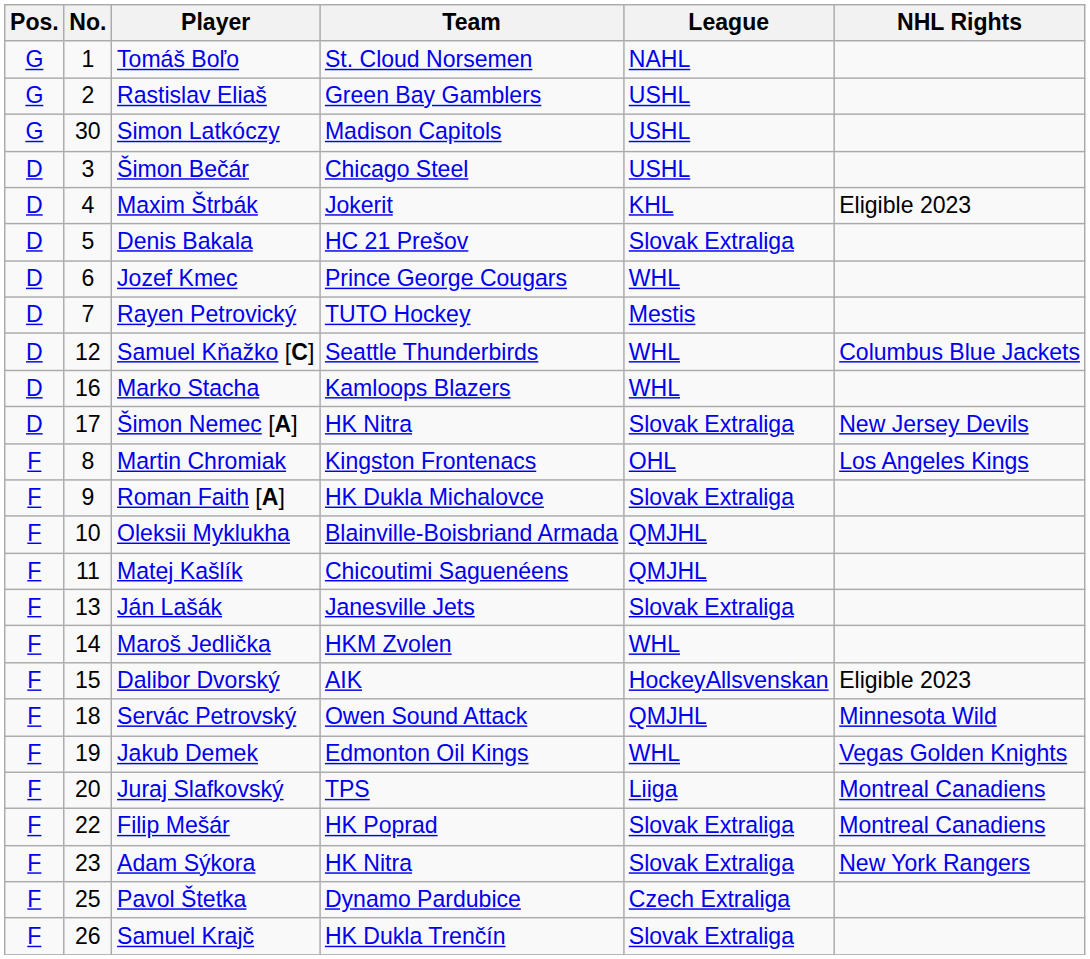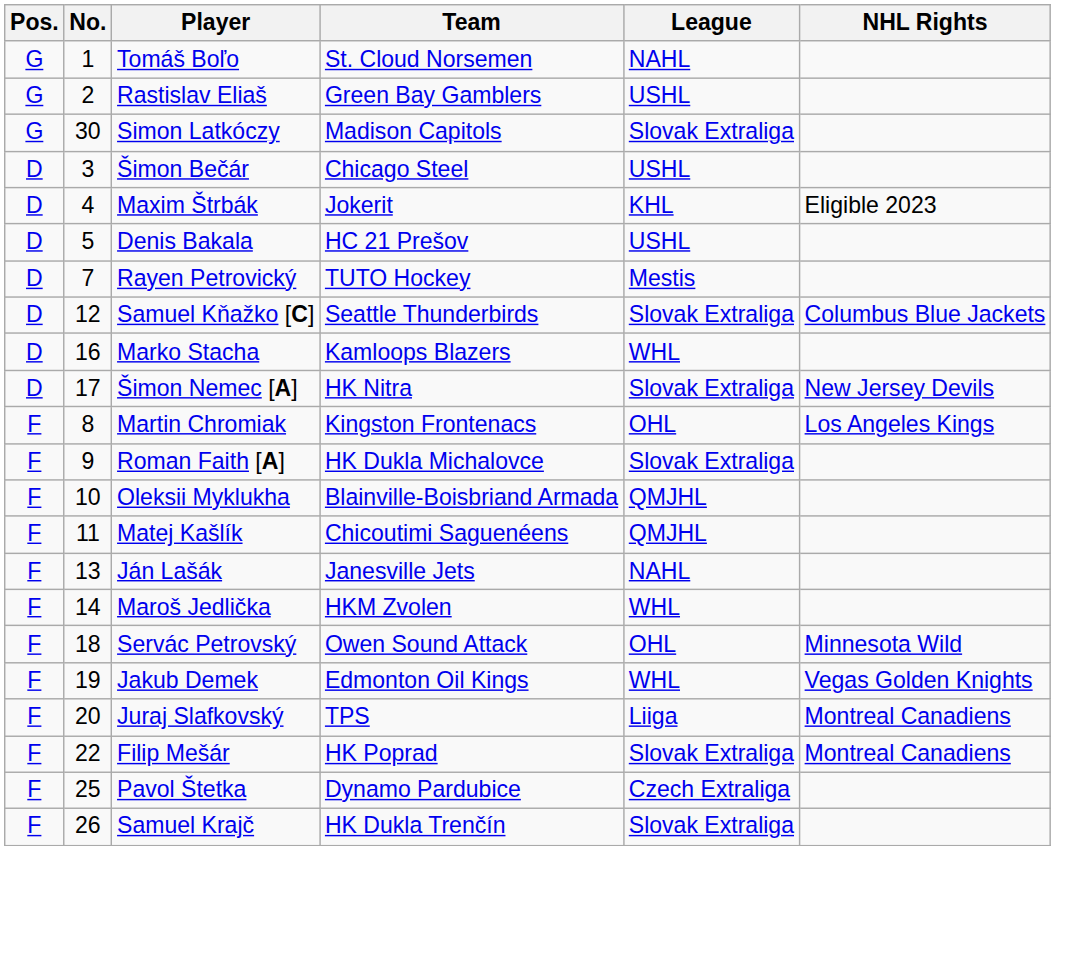(660, 132) USHL -> (711, 132) Slovak Extraliga
(711, 242) Slovak Extraliga -> (660, 242) USHL
- row: (177, 278)
(654, 351) WHL -> (711, 315) Slovak Extraliga
(711, 607) Slovak Extraliga -> (660, 570) NAHL
- row: (198, 680)
(668, 717) QMJHL -> (652, 643) OHL
- row: (186, 863)
